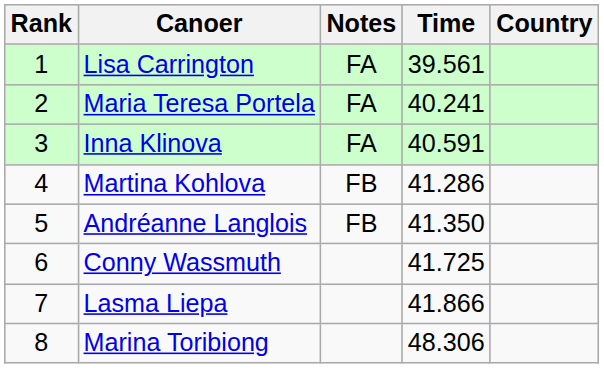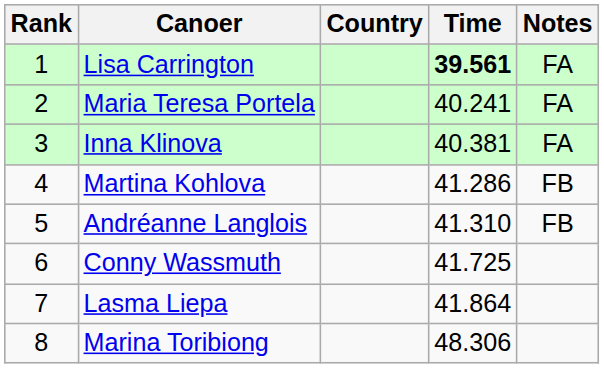columns swapped: (544, 24) <-> (361, 24)
(446, 64) normal -> (473, 64) bold
(446, 143) 40.591 -> (473, 143) 40.381
(446, 223) 41.350 -> (473, 223) 41.310
(446, 303) 41.866 -> (473, 303) 41.864
